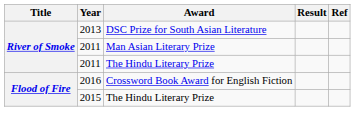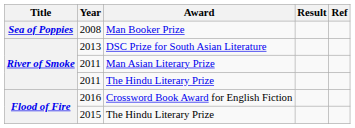+ row: (90, 30)
